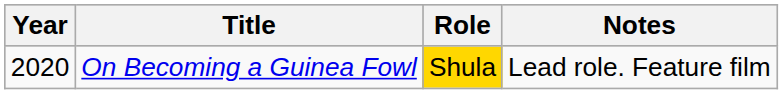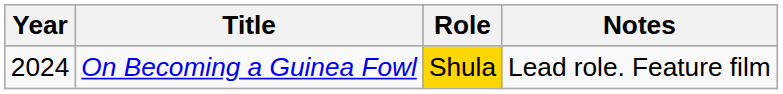(40, 66) 2020 -> (40, 66) 2024
